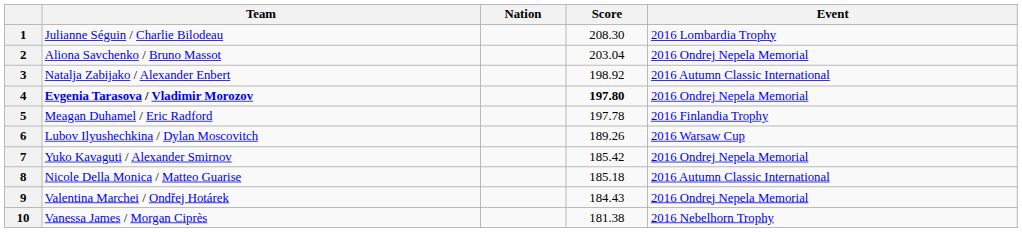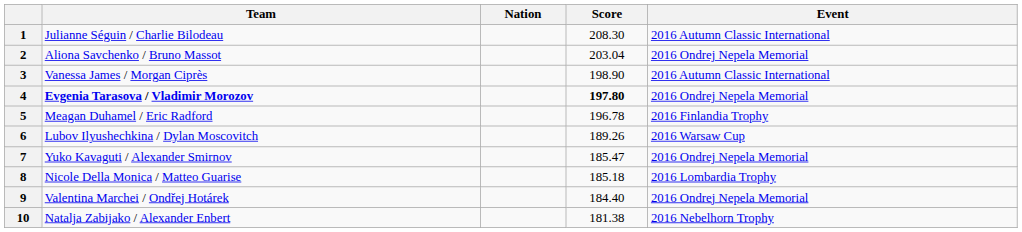(714, 34) 2016 Lombardia Trophy -> (740, 34) 2016 Autumn Classic International
(138, 75) Natalja Zabijako / Alexander Enbert -> (126, 75) Vanessa James / Morgan Ciprès
(607, 75) 198.92 -> (607, 75) 198.90
(607, 116) 197.78 -> (607, 116) 196.78
(607, 156) 185.42 -> (607, 156) 185.47
(740, 177) 2016 Autumn Classic International -> (714, 177) 2016 Lombardia Trophy
(607, 197) 184.43 -> (607, 197) 184.40
(126, 217) Vanessa James / Morgan Ciprès -> (138, 217) Natalja Zabijako / Alexander Enbert
